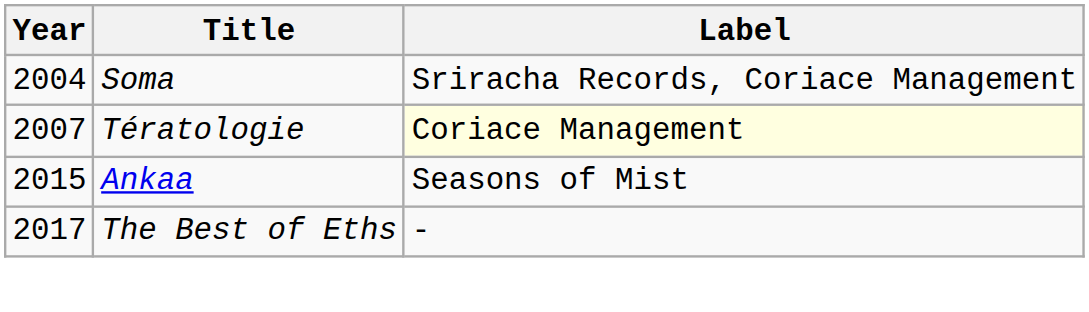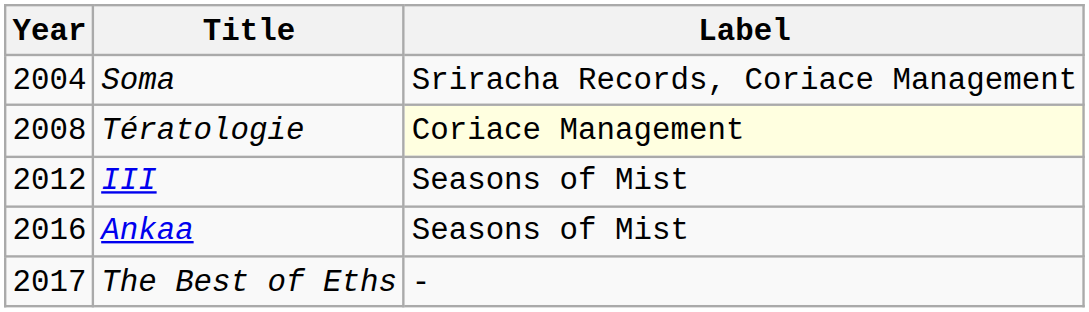(50, 131) 2007 -> (50, 131) 2008
+ row: (129, 181)
(50, 181) 2015 -> (50, 231) 2016
